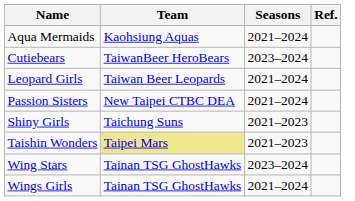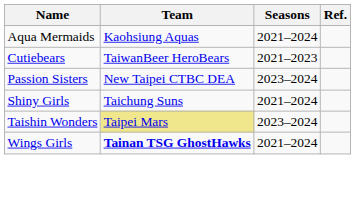(278, 57) 2023–2024 -> (287, 57) 2021–2023
- row: (45, 79)
(278, 100) 2021–2024 -> (287, 79) 2023–2024
(278, 121) 2021–2023 -> (287, 100) 2021–2024
(278, 143) 2021–2023 -> (287, 121) 2023–2024
- row: (37, 164)
(172, 185) normal -> (177, 143) bold
